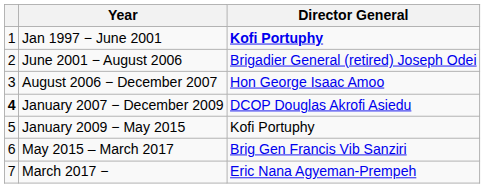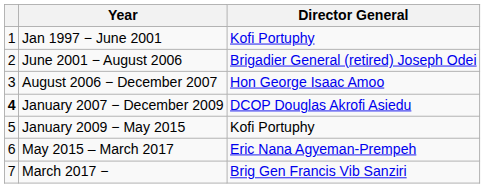(277, 37) bold -> (272, 37) normal
(318, 149) Brig Gen Francis Vib Sanziri -> (323, 149) Eric Nana Agyeman-Prempeh
(323, 171) Eric Nana Agyeman-Prempeh -> (318, 171) Brig Gen Francis Vib Sanziri
